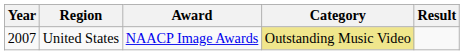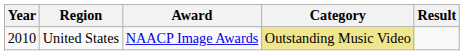(22, 38) 2007 -> (22, 38) 2010
